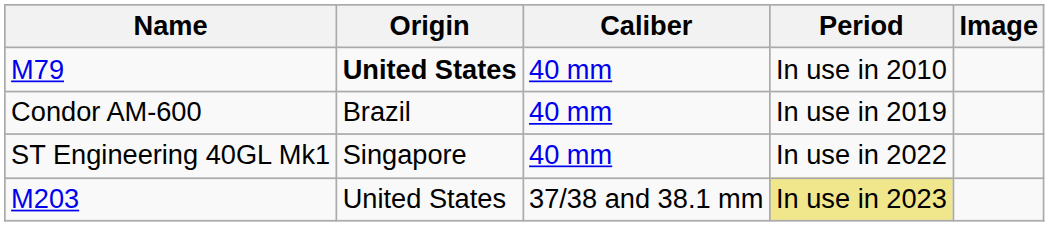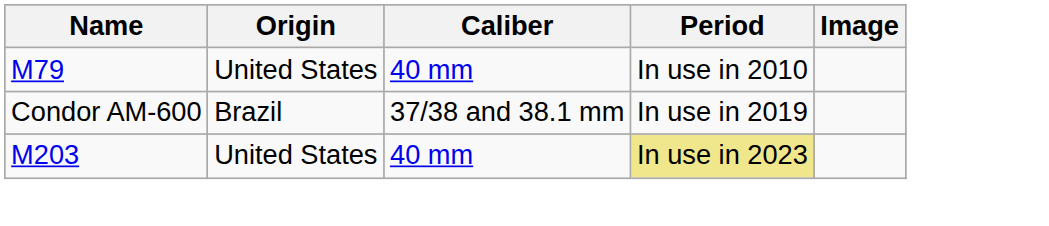(430, 69) bold -> (296, 69) normal
(571, 112) 40 mm -> (507, 112) 37/38 and 38.1 mm
- row: (171, 155)
(646, 198) 37/38 and 38.1 mm -> (432, 155) 40 mm
